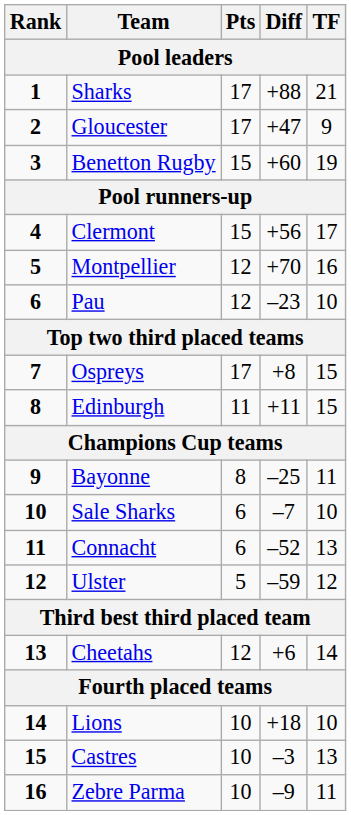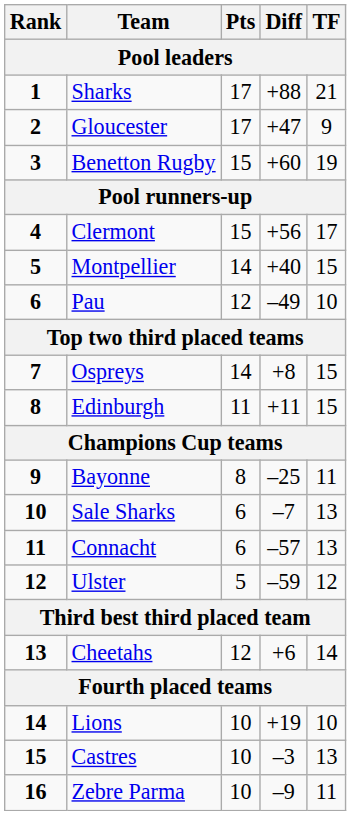(241, 267) 12 -> (241, 267) 14
(284, 267) +70 -> (284, 267) +40
(326, 267) 16 -> (326, 267) 15
(284, 302) –23 -> (284, 302) –49
(241, 372) 17 -> (241, 372) 14
(326, 512) 10 -> (326, 512) 13
(284, 547) –52 -> (284, 547) –57
(284, 722) +18 -> (284, 722) +19
